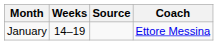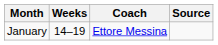columns swapped: (173, 13) <-> (111, 13)
